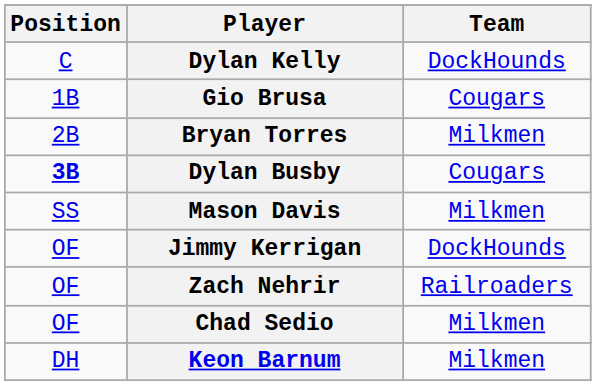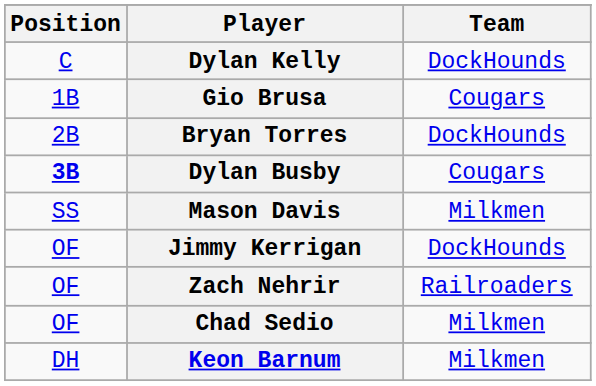(497, 136) Milkmen -> (497, 136) DockHounds
